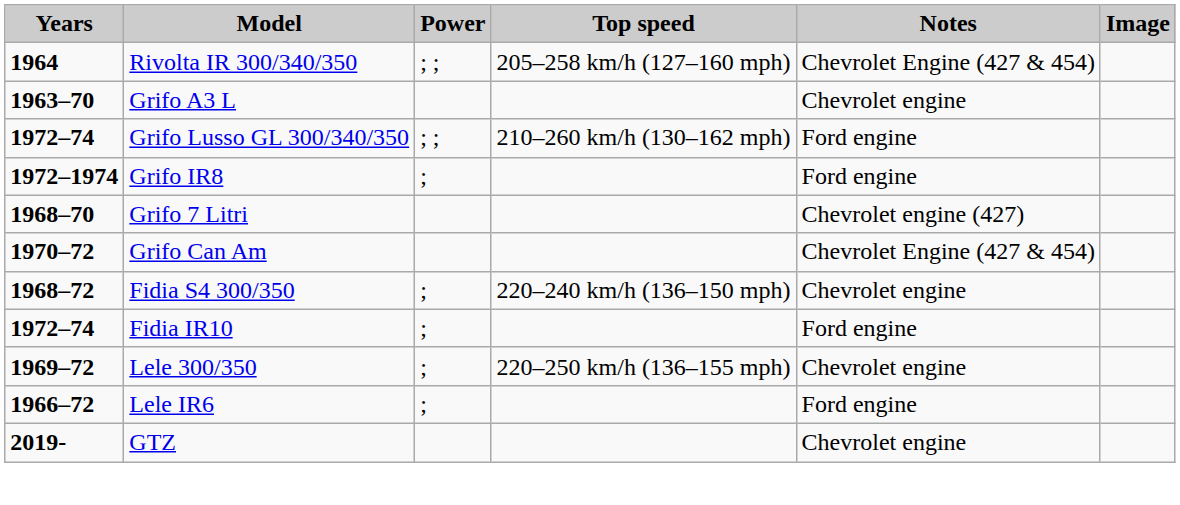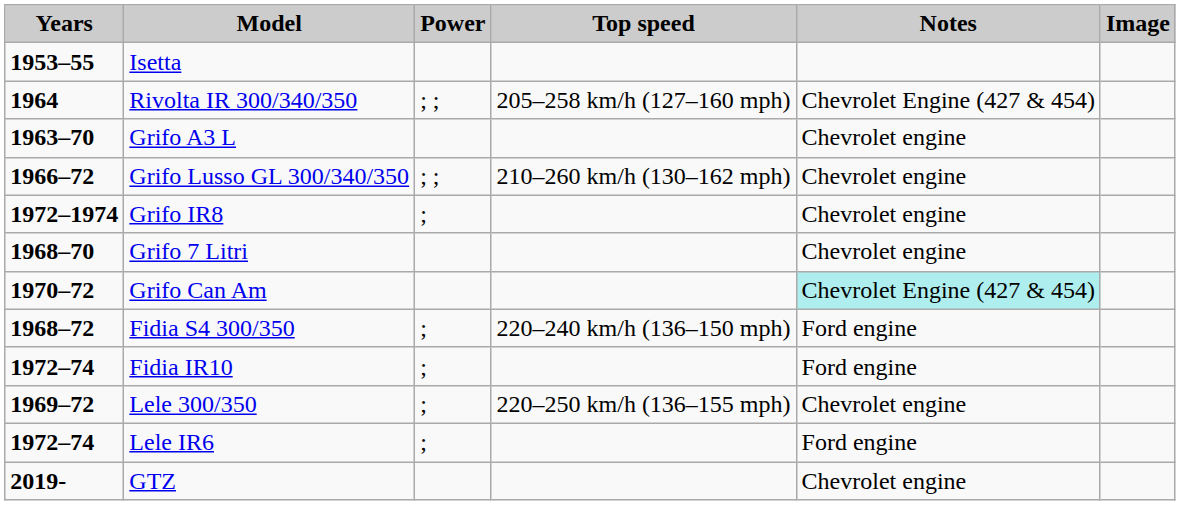+ row: (155, 61)
(52, 137) 1972–74 -> (52, 175) 1966–72
(859, 137) Ford engine -> (884, 175) Chevrolet engine
(859, 175) Ford engine -> (884, 213) Chevrolet engine
(913, 213) Chevrolet engine (427) -> (884, 251) Chevrolet engine
(948, 251) no background -> (948, 289) paleturquoise background
(884, 289) Chevrolet engine -> (859, 328) Ford engine
(52, 404) 1966–72 -> (52, 442) 1972–74
